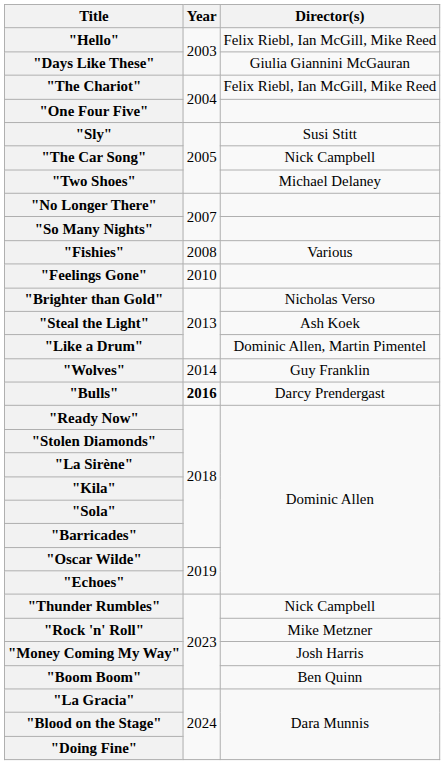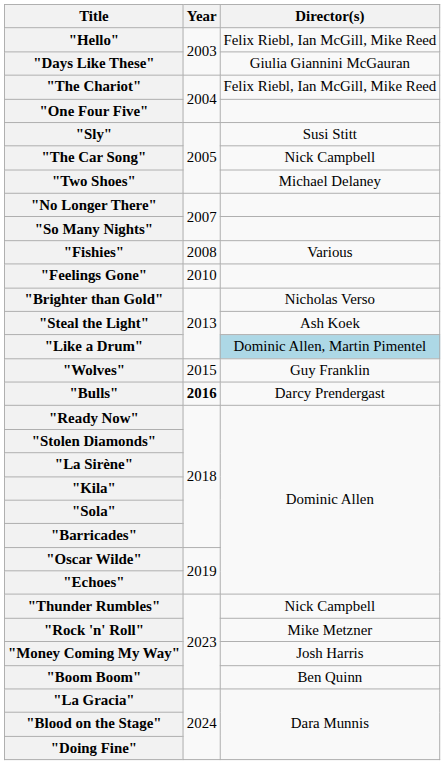(330, 346) no background -> (330, 346) lightblue background
(202, 370) 2014 -> (202, 370) 2015
